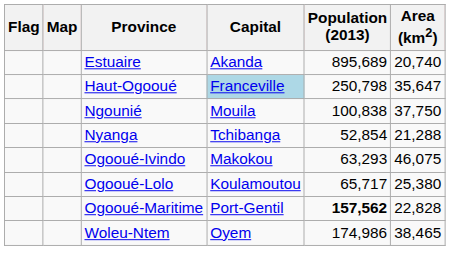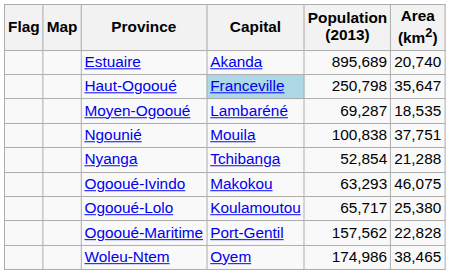+ row: (137, 111)
(418, 111) 37,750 -> (418, 135) 37,751
(359, 208) bold -> (359, 232) normal
